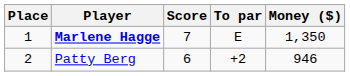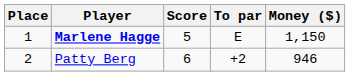(187, 38) 7 -> (187, 38) 5
(305, 38) 1,350 -> (305, 38) 1,150
